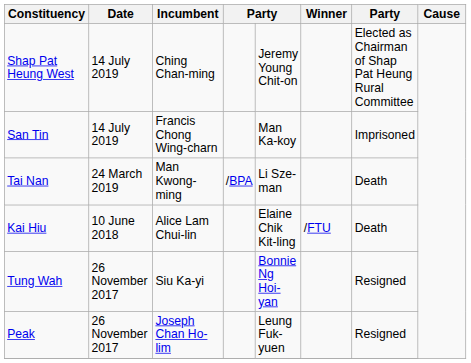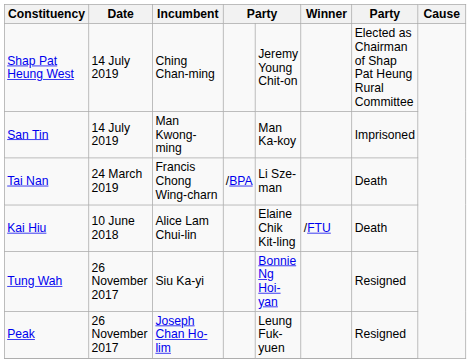(186, 134) Francis Chong Wing-charn -> (176, 134) Man Kwong-ming
(176, 181) Man Kwong-ming -> (186, 181) Francis Chong Wing-charn
